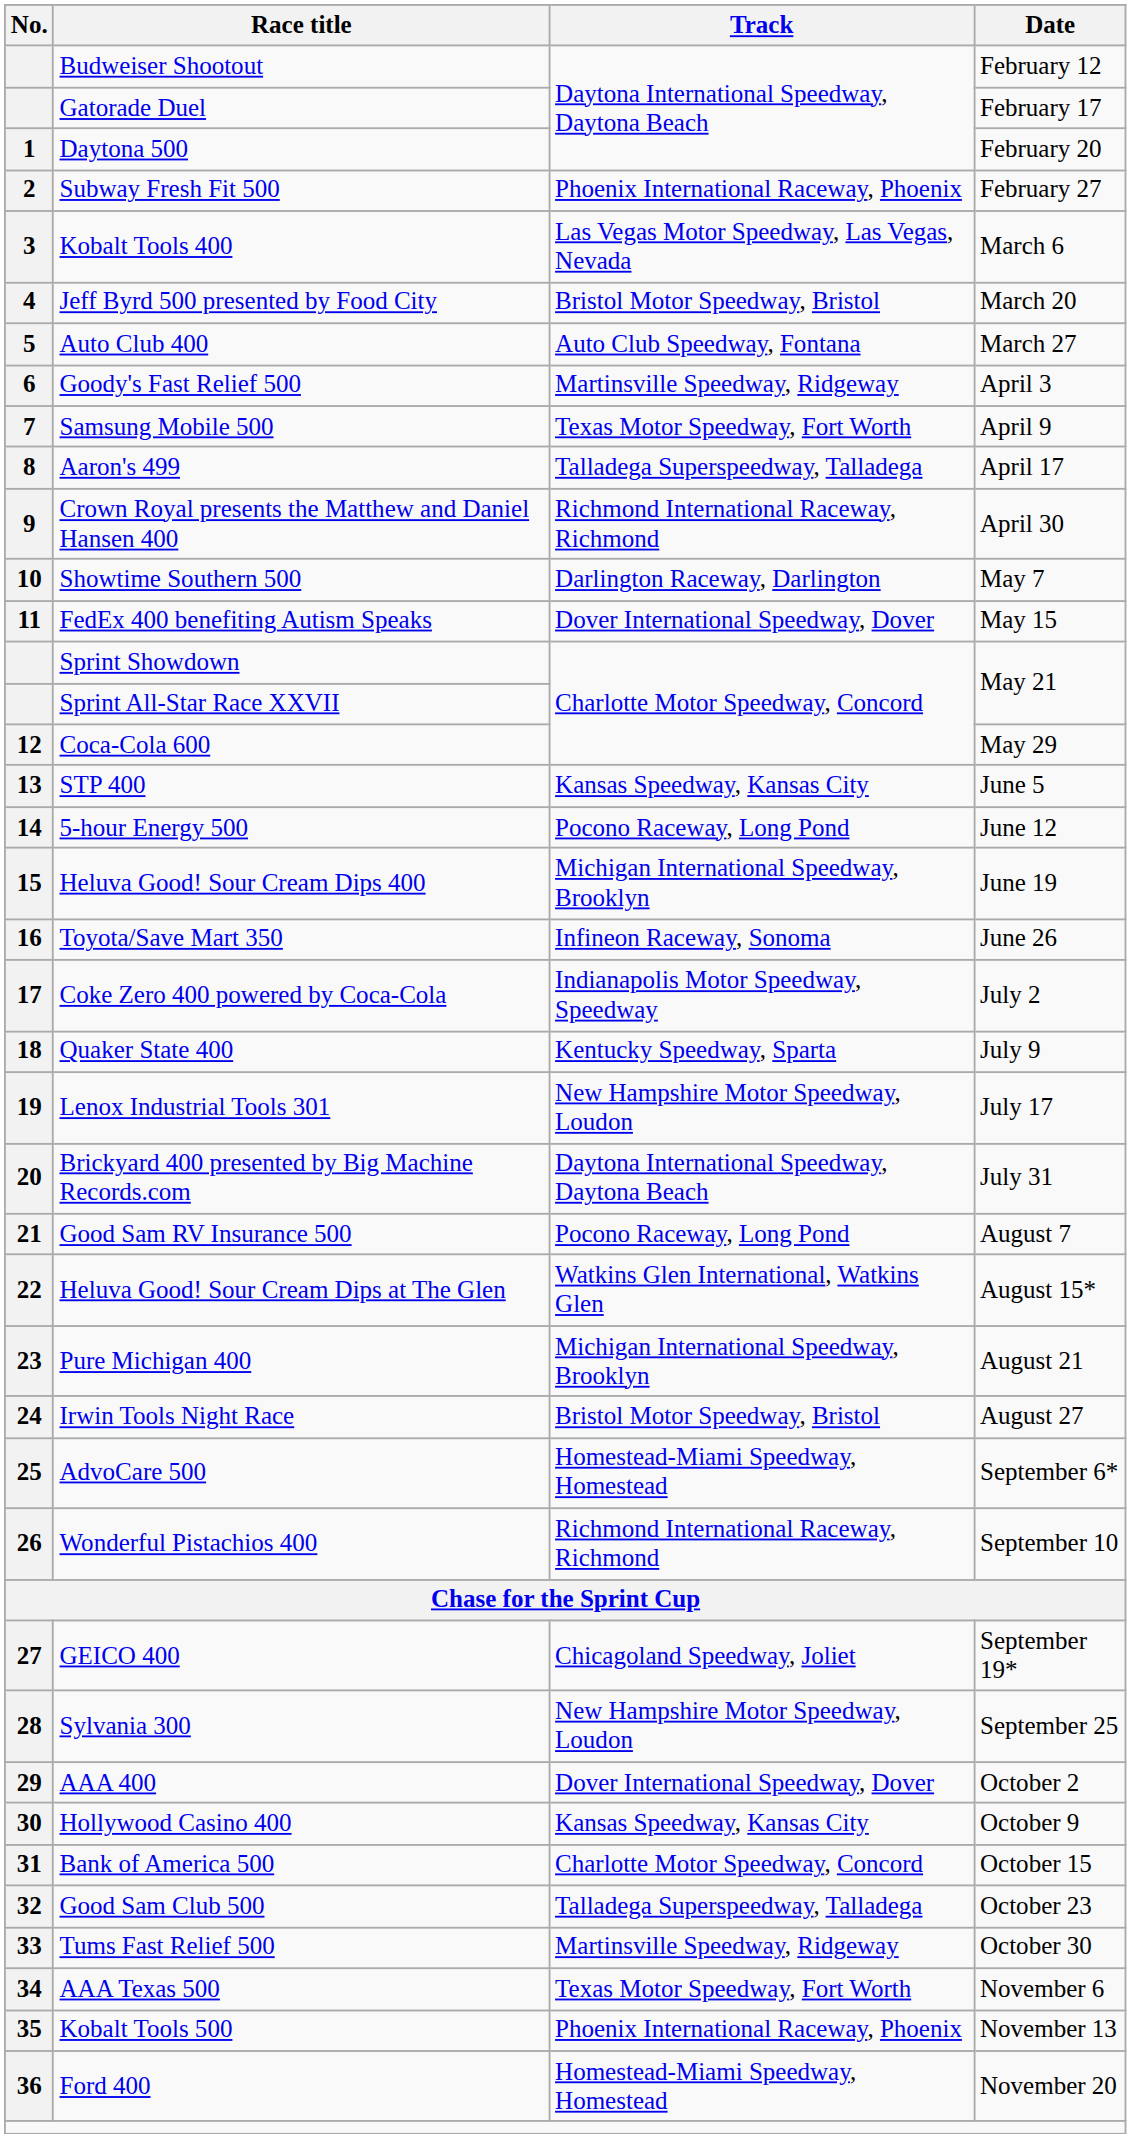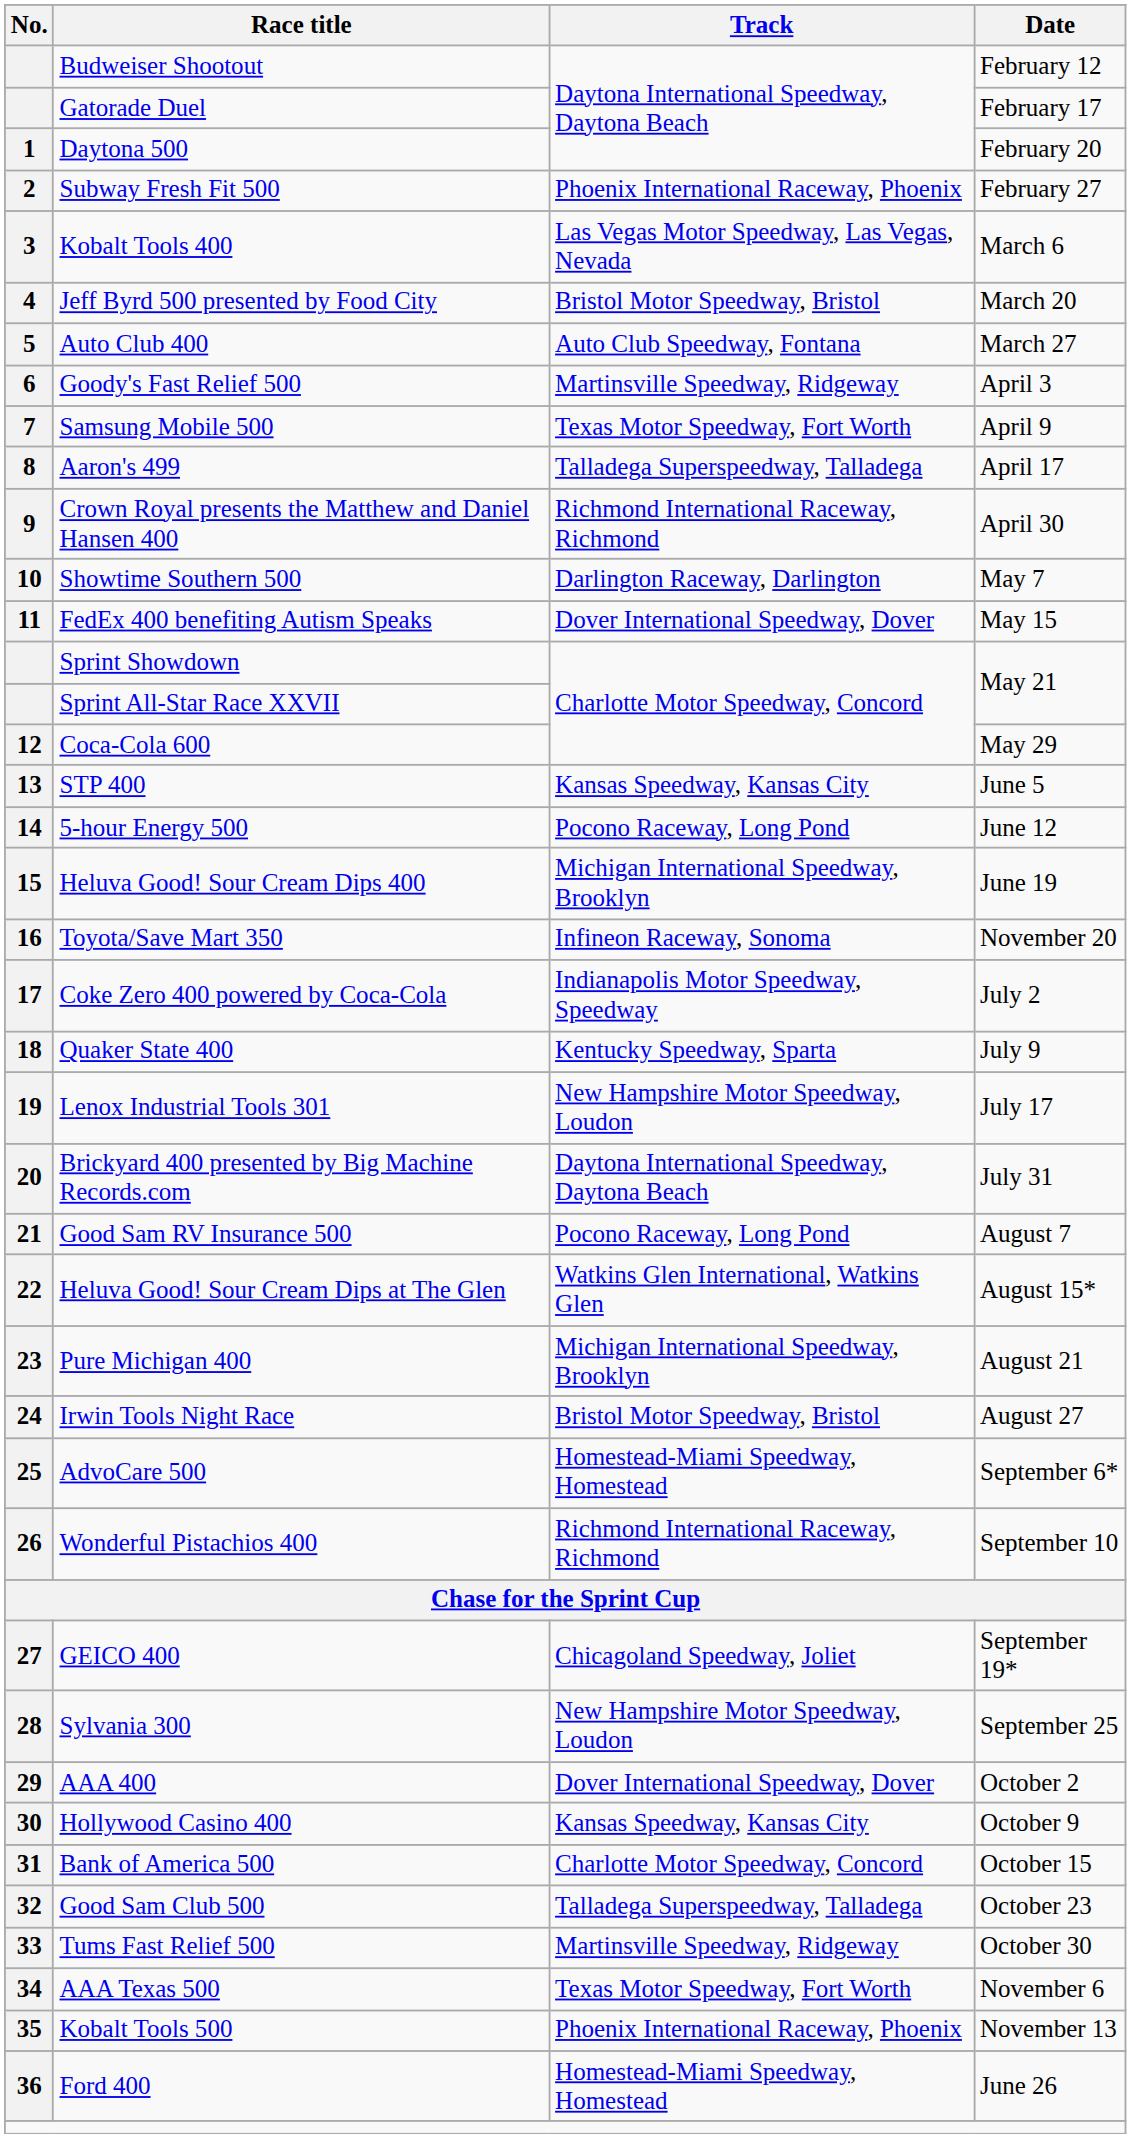(1019, 938) June 26 -> (1048, 938) November 20
(1048, 2085) November 20 -> (1019, 2085) June 26
